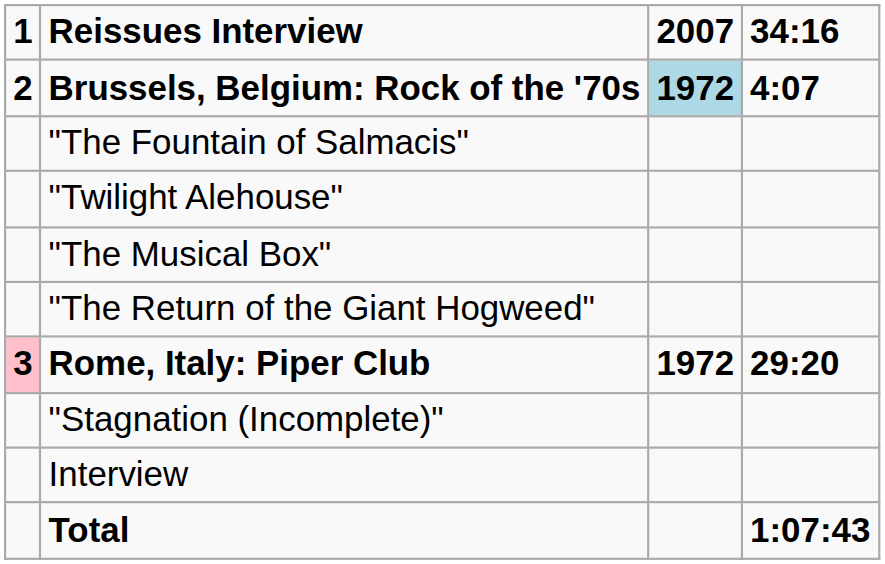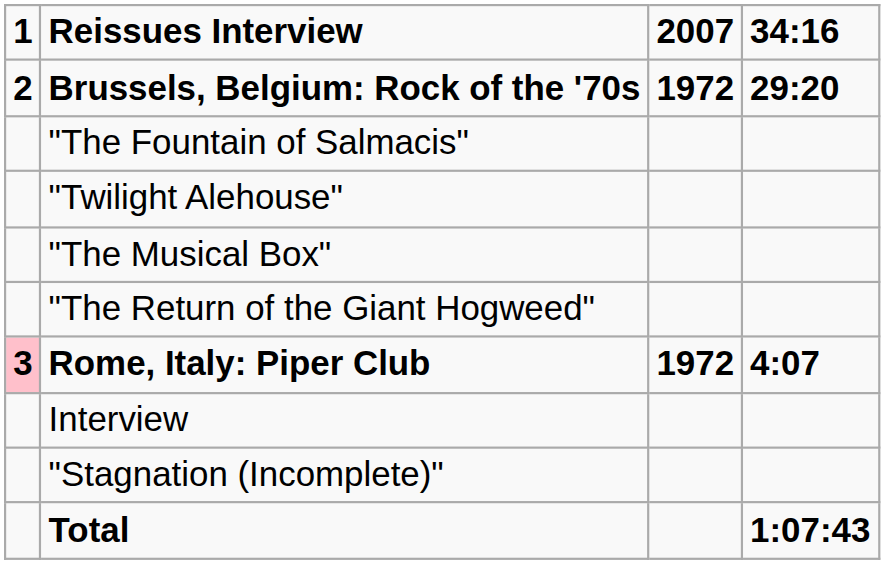(695, 87) lightblue background -> (695, 87) no background
(785, 87) 4:07 -> (795, 87) 29:20
(795, 364) 29:20 -> (785, 364) 4:07
rows swapped: (118, 474) <-> (246, 419)
